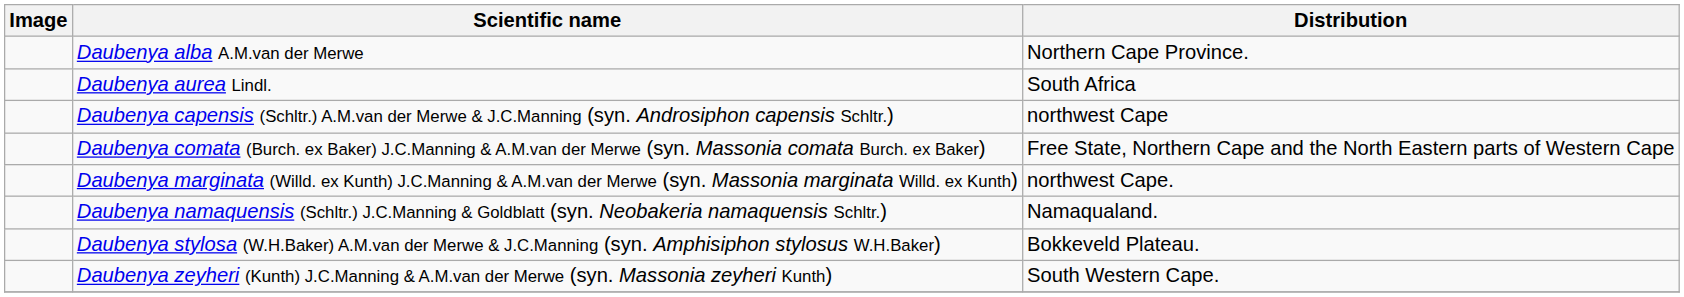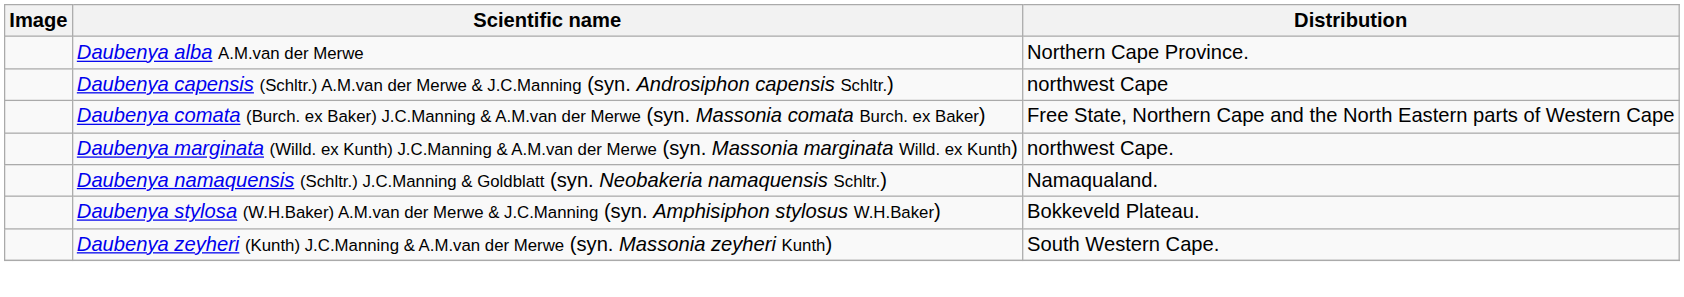- row: (174, 84)
